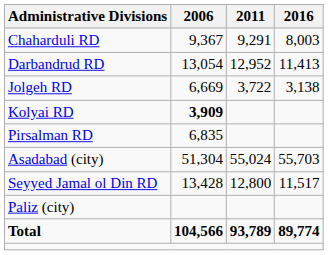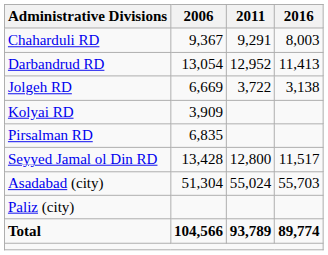(206, 111) bold -> (206, 111) normal
rows swapped: (83, 183) <-> (56, 159)
